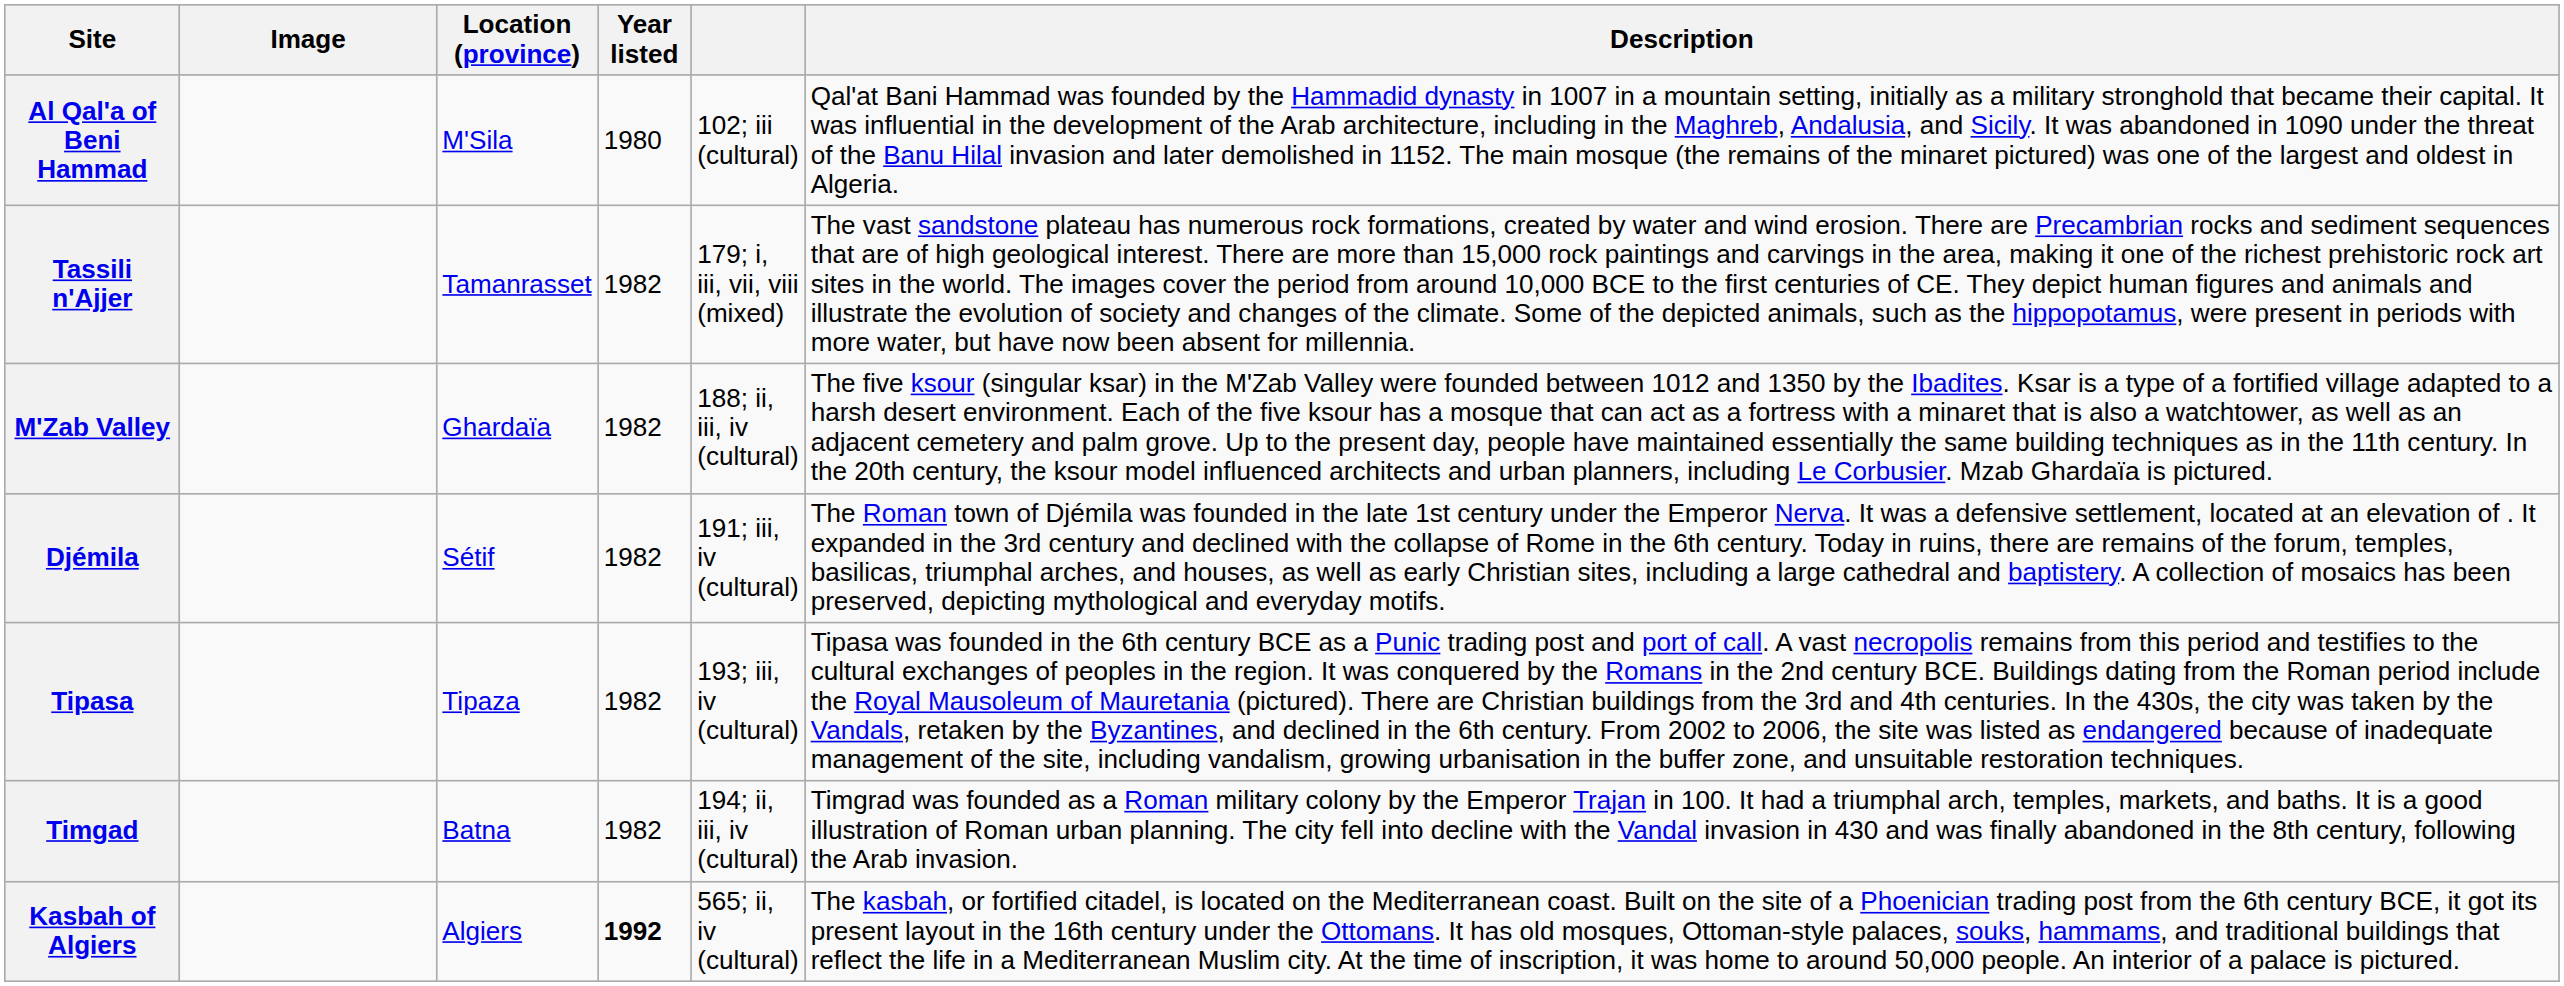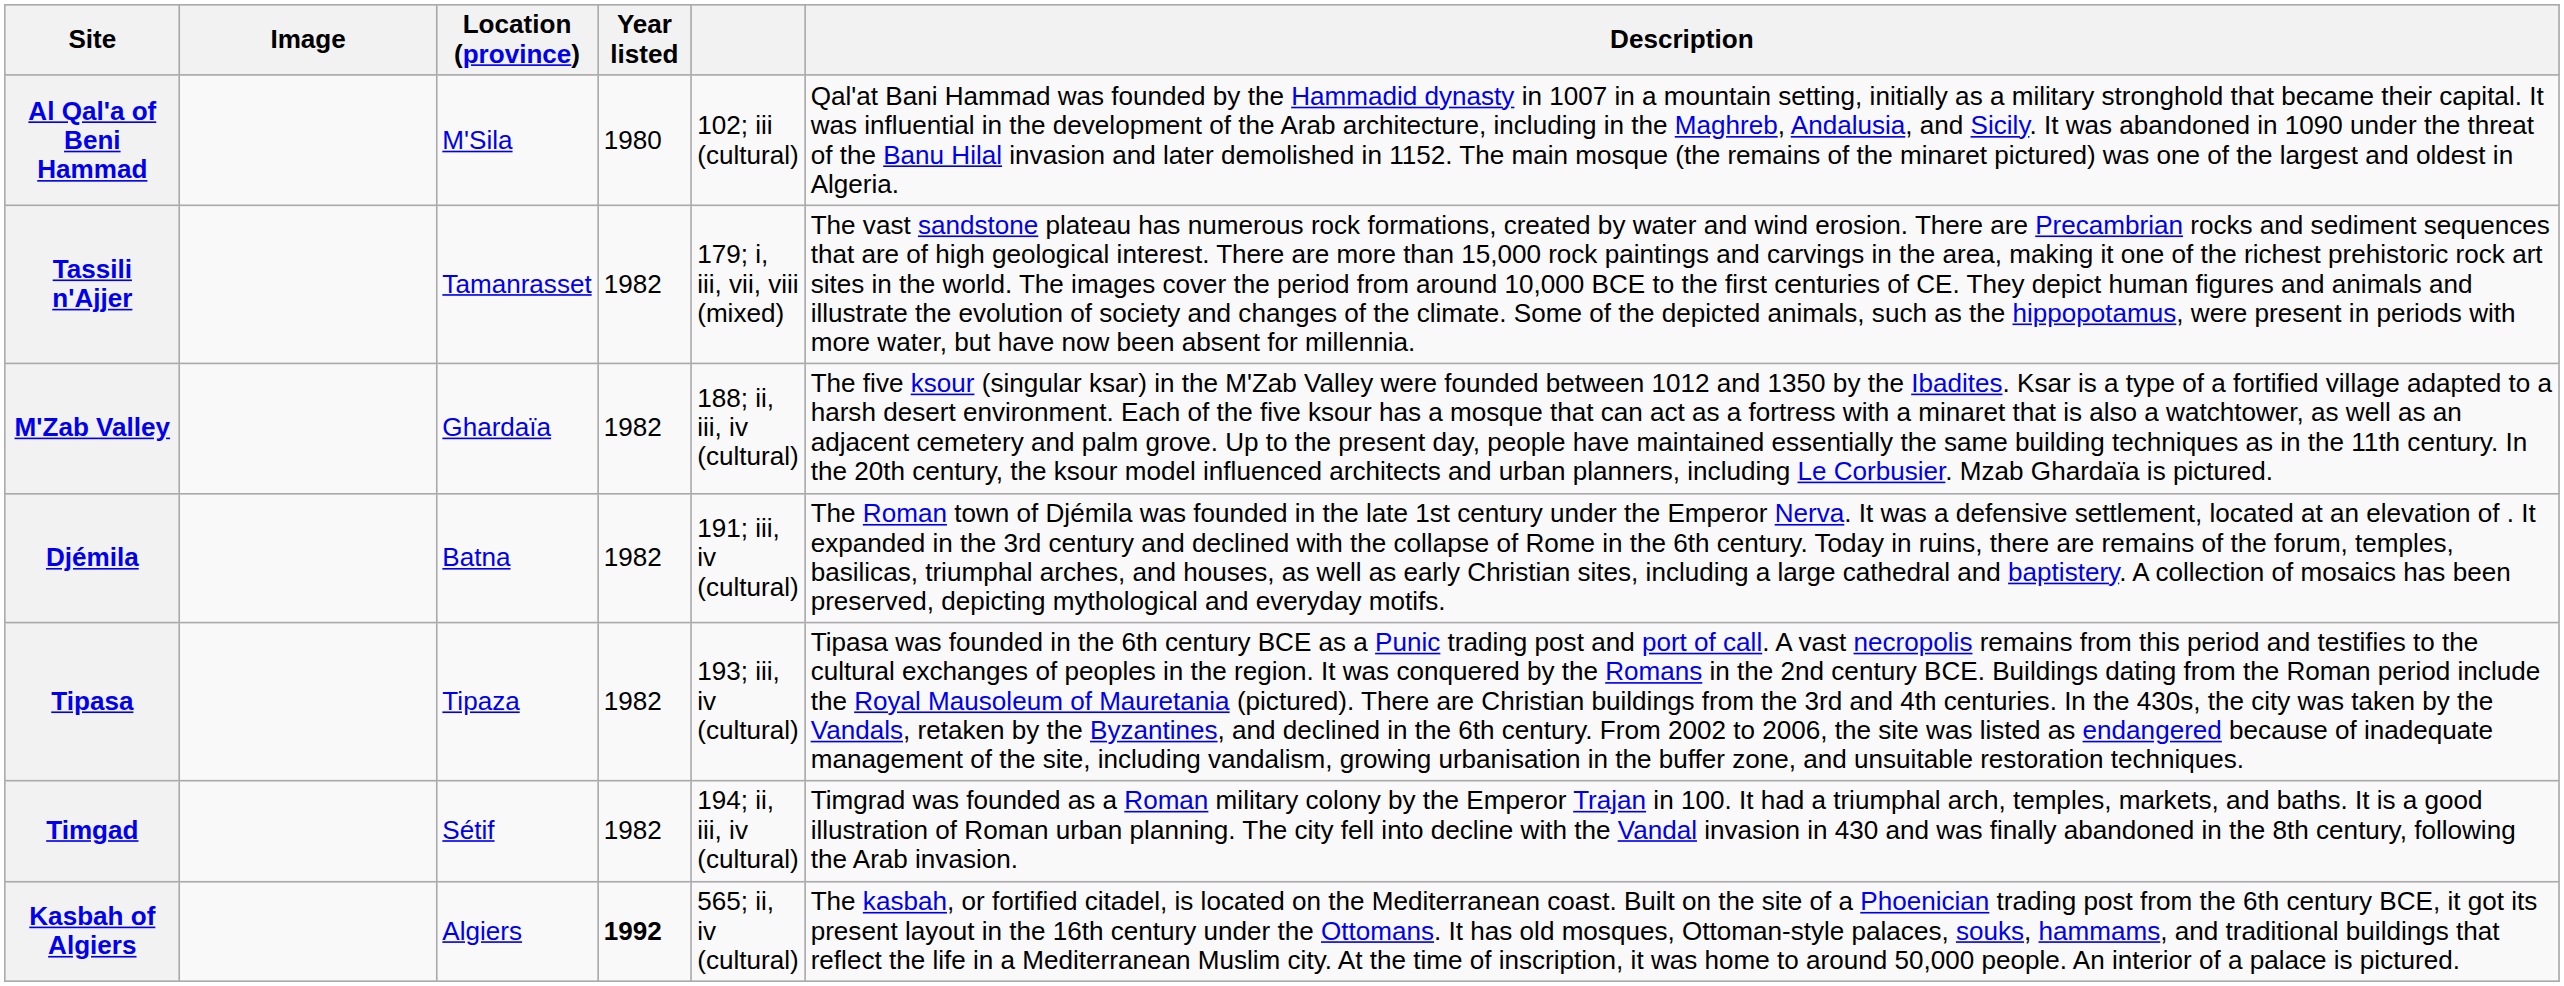(468, 557) Sétif -> (476, 557) Batna
(476, 830) Batna -> (468, 830) Sétif
